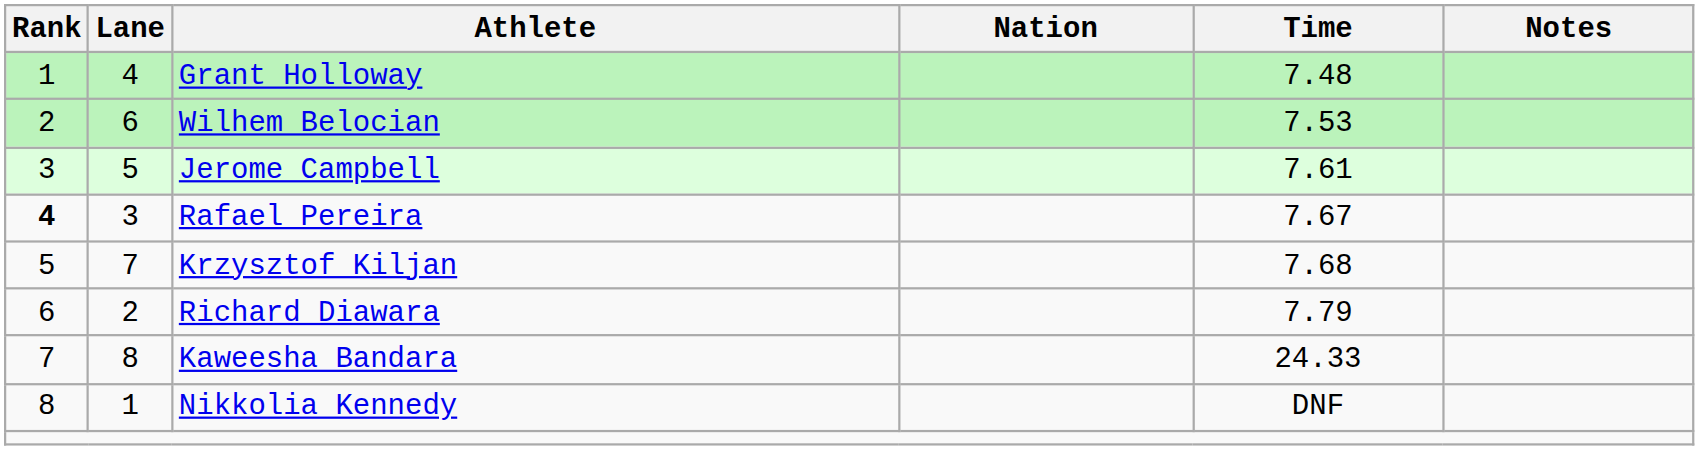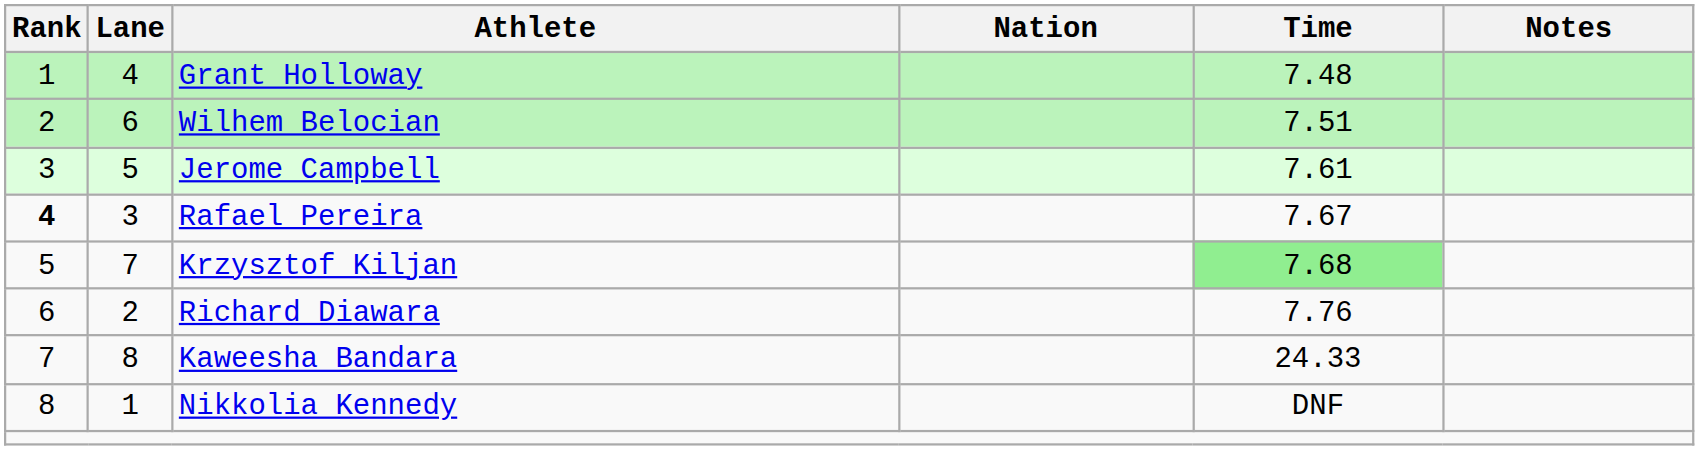(1318, 123) 7.53 -> (1318, 123) 7.51
(1318, 265) no background -> (1318, 265) lightgreen background
(1318, 312) 7.79 -> (1318, 312) 7.76
